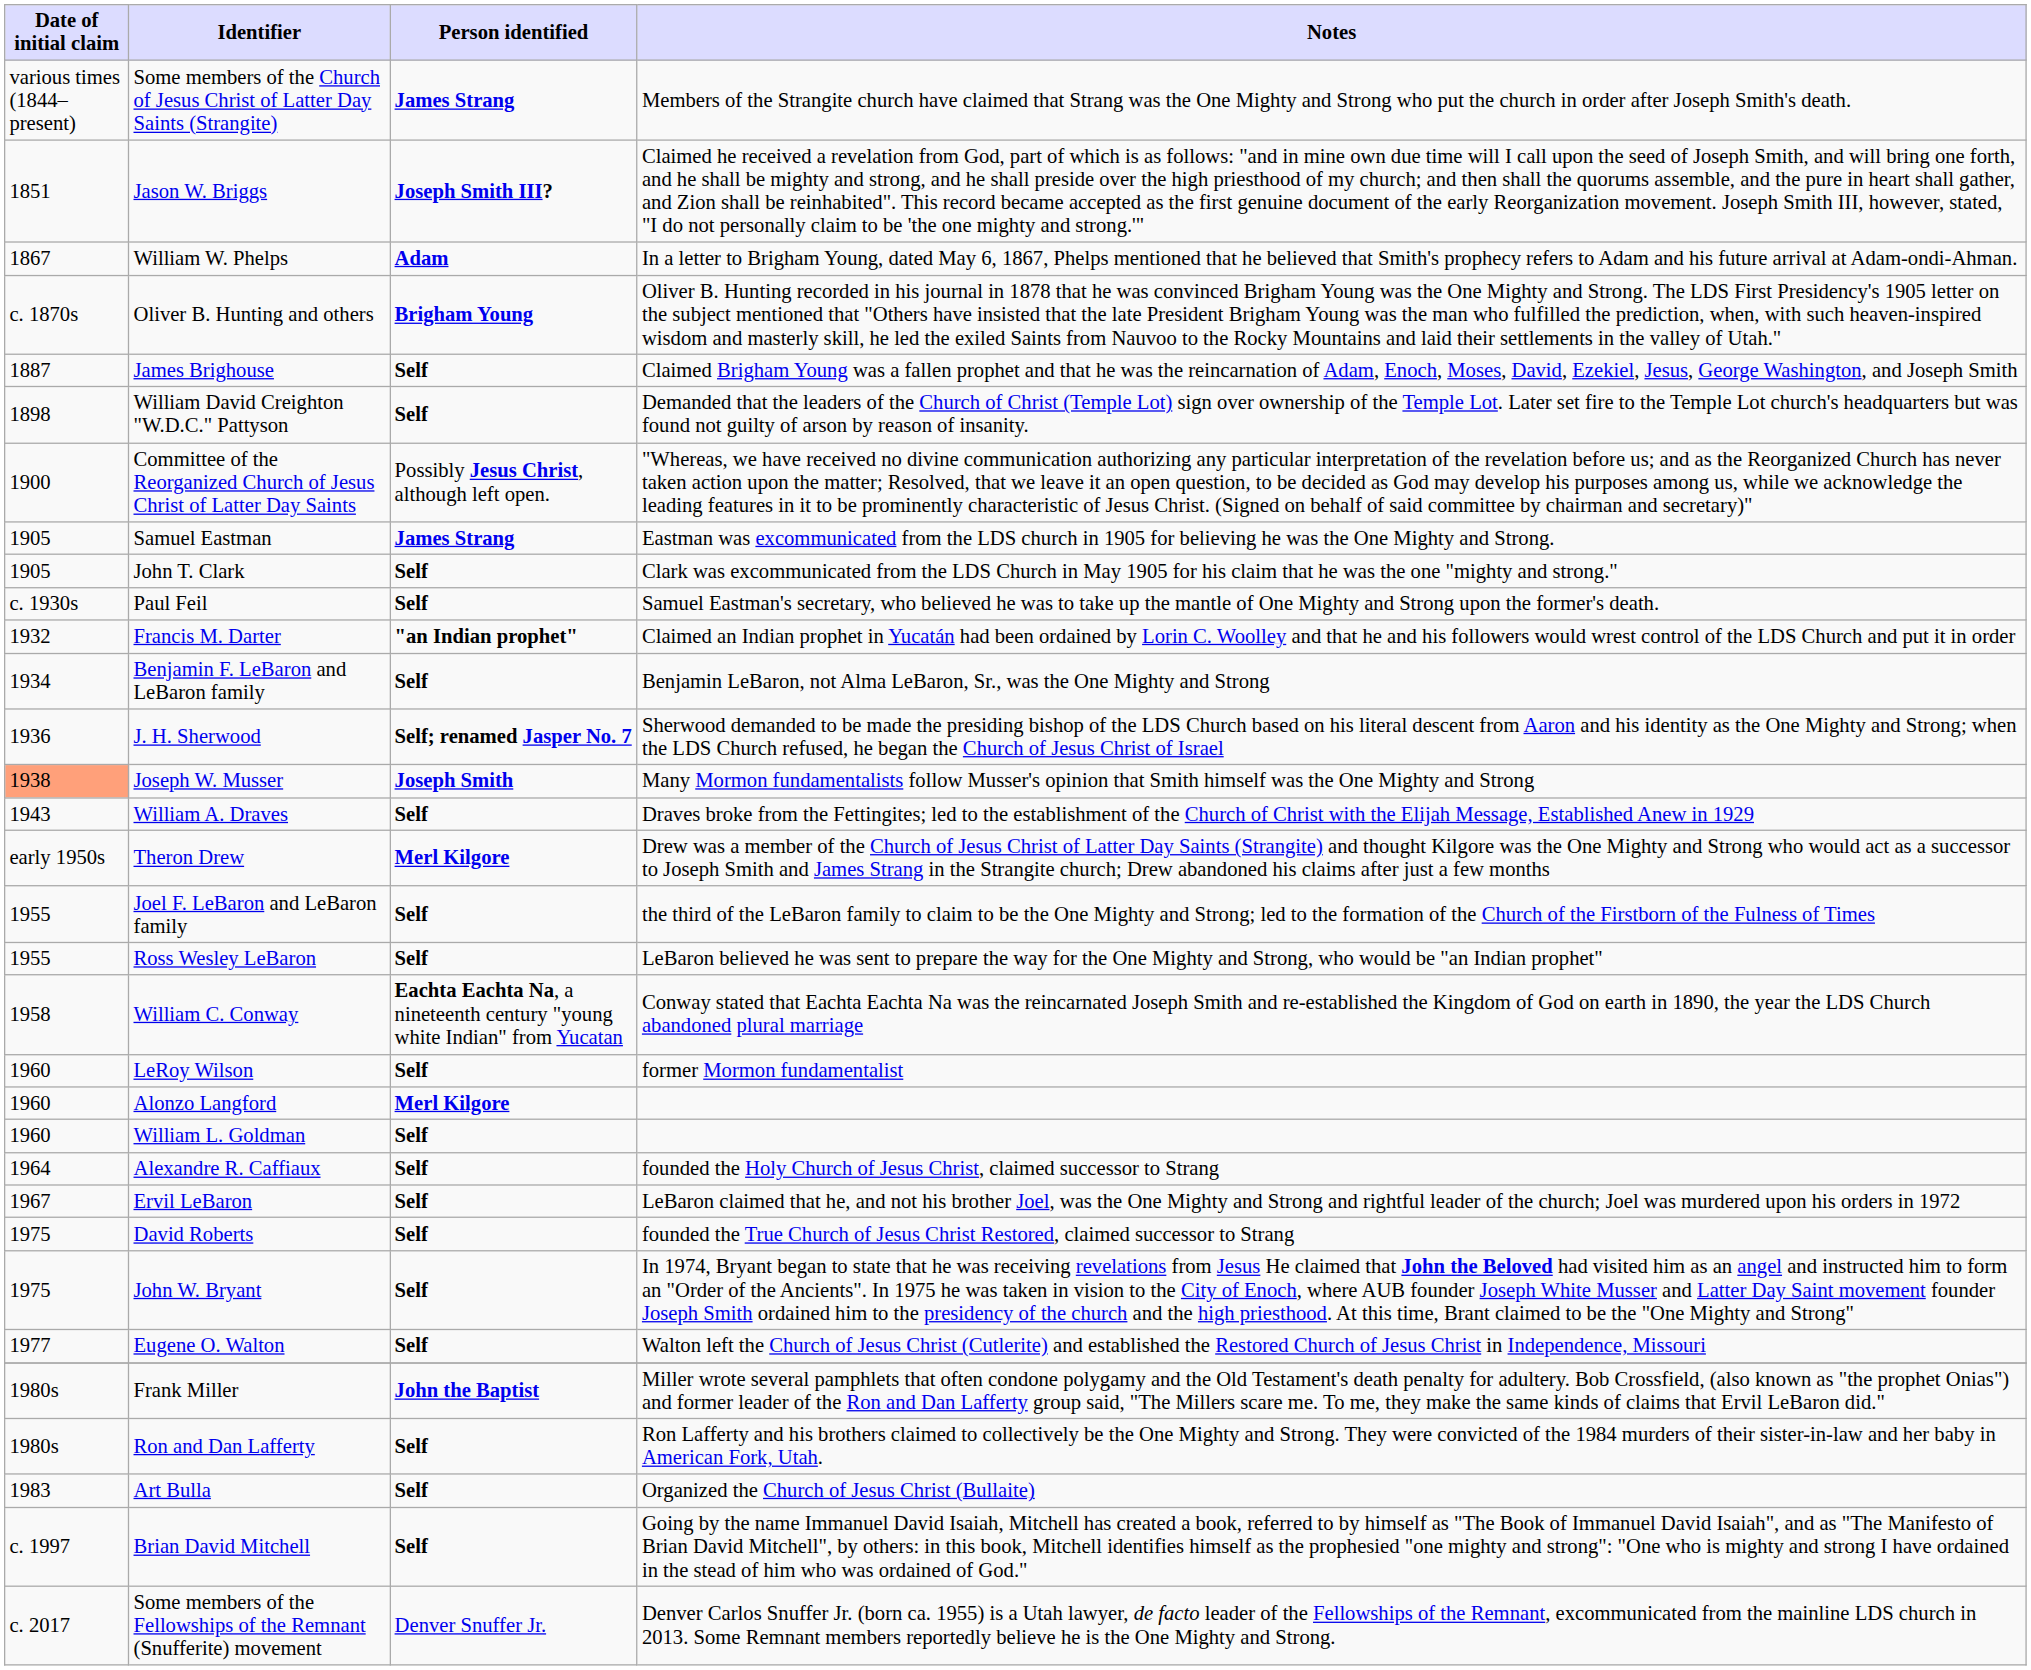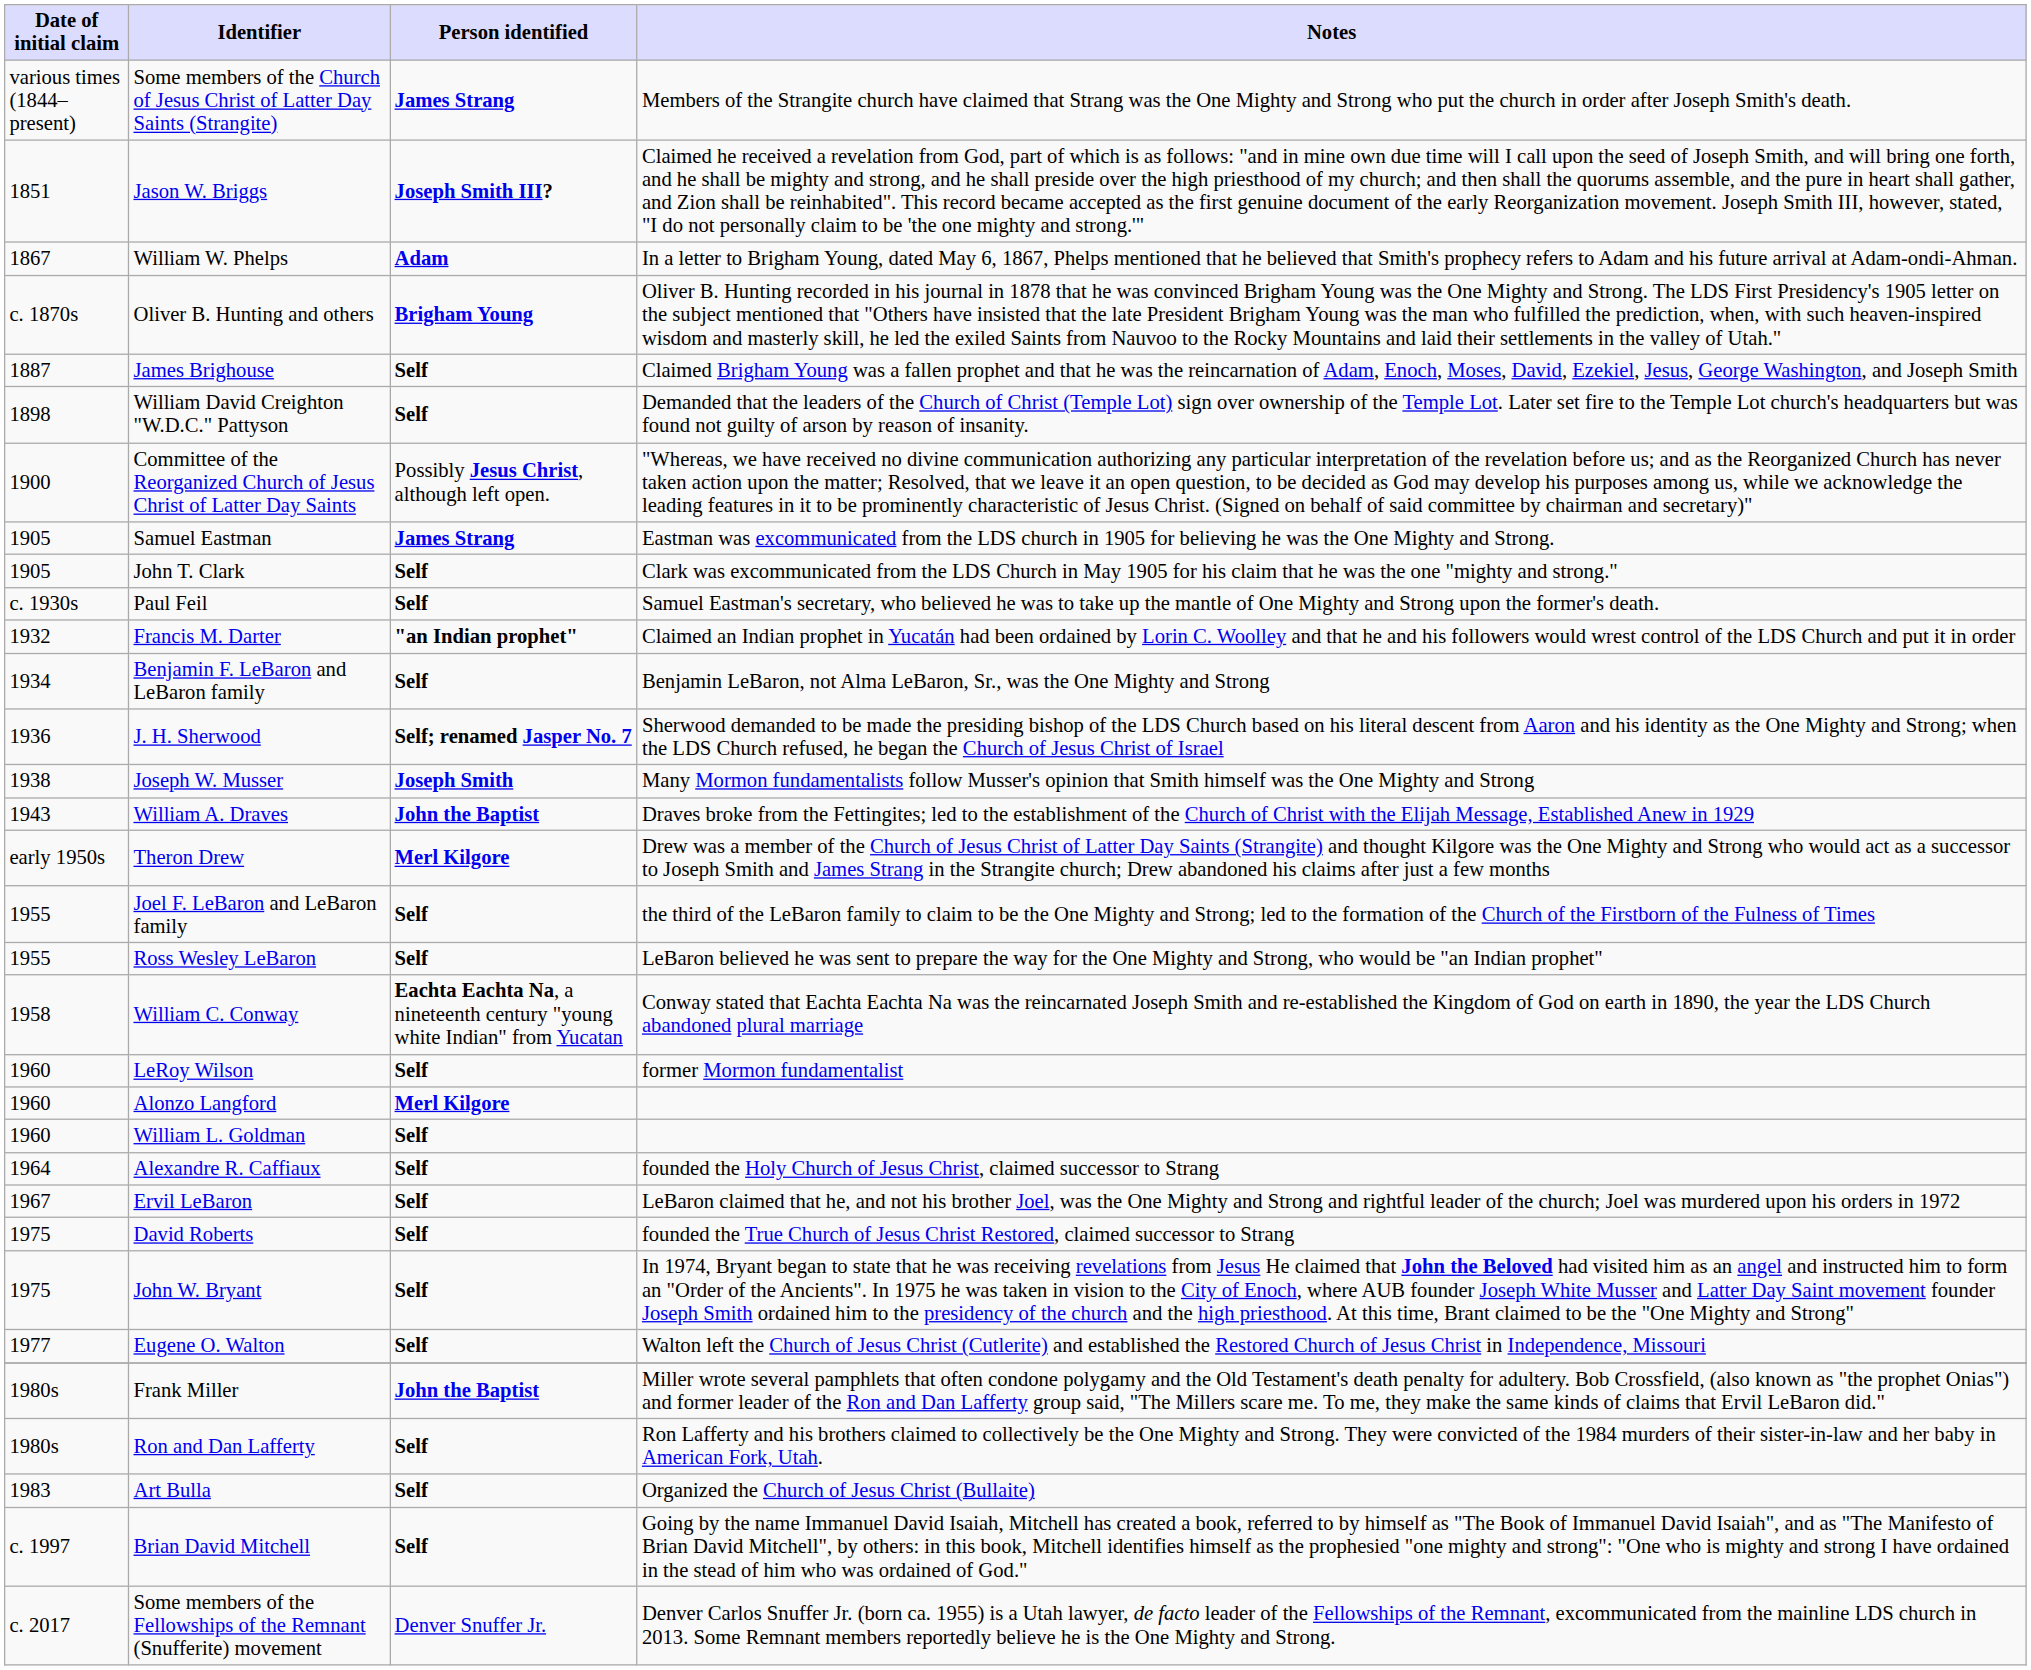(30, 780) lightsalmon background -> (30, 780) no background
(411, 813) Self -> (467, 813) John the Baptist
